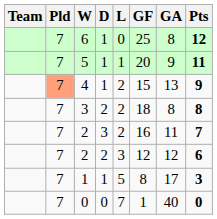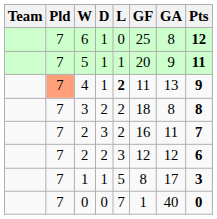(121, 86) normal -> (121, 86) bold
(143, 86) 15 -> (143, 86) 11
